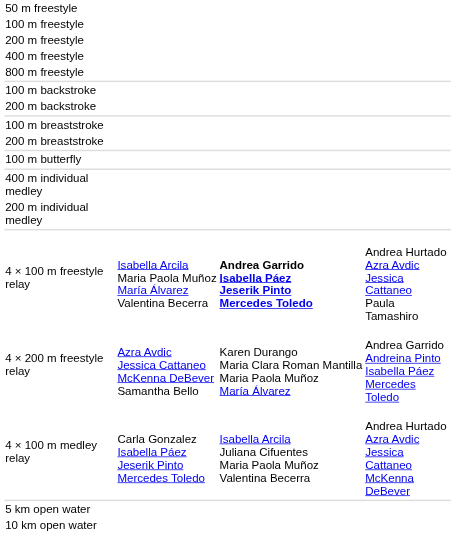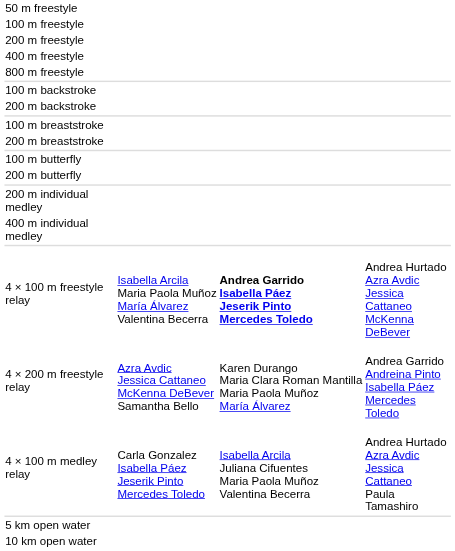+ row: (43, 175)
rows swapped: (47, 213) <-> (47, 185)
(406, 284) Andrea Hurtado Azra Avdic Jessica Cattaneo Paula Tamashiro -> (406, 300) Andrea Hurtado Azra Avdic Jessica Cattaneo McKenna DeBever
(406, 458) Andrea Hurtado Azra Avdic Jessica Cattaneo McKenna DeBever -> (406, 474) Andrea Hurtado Azra Avdic Jessica Cattaneo Paula Tamashiro
